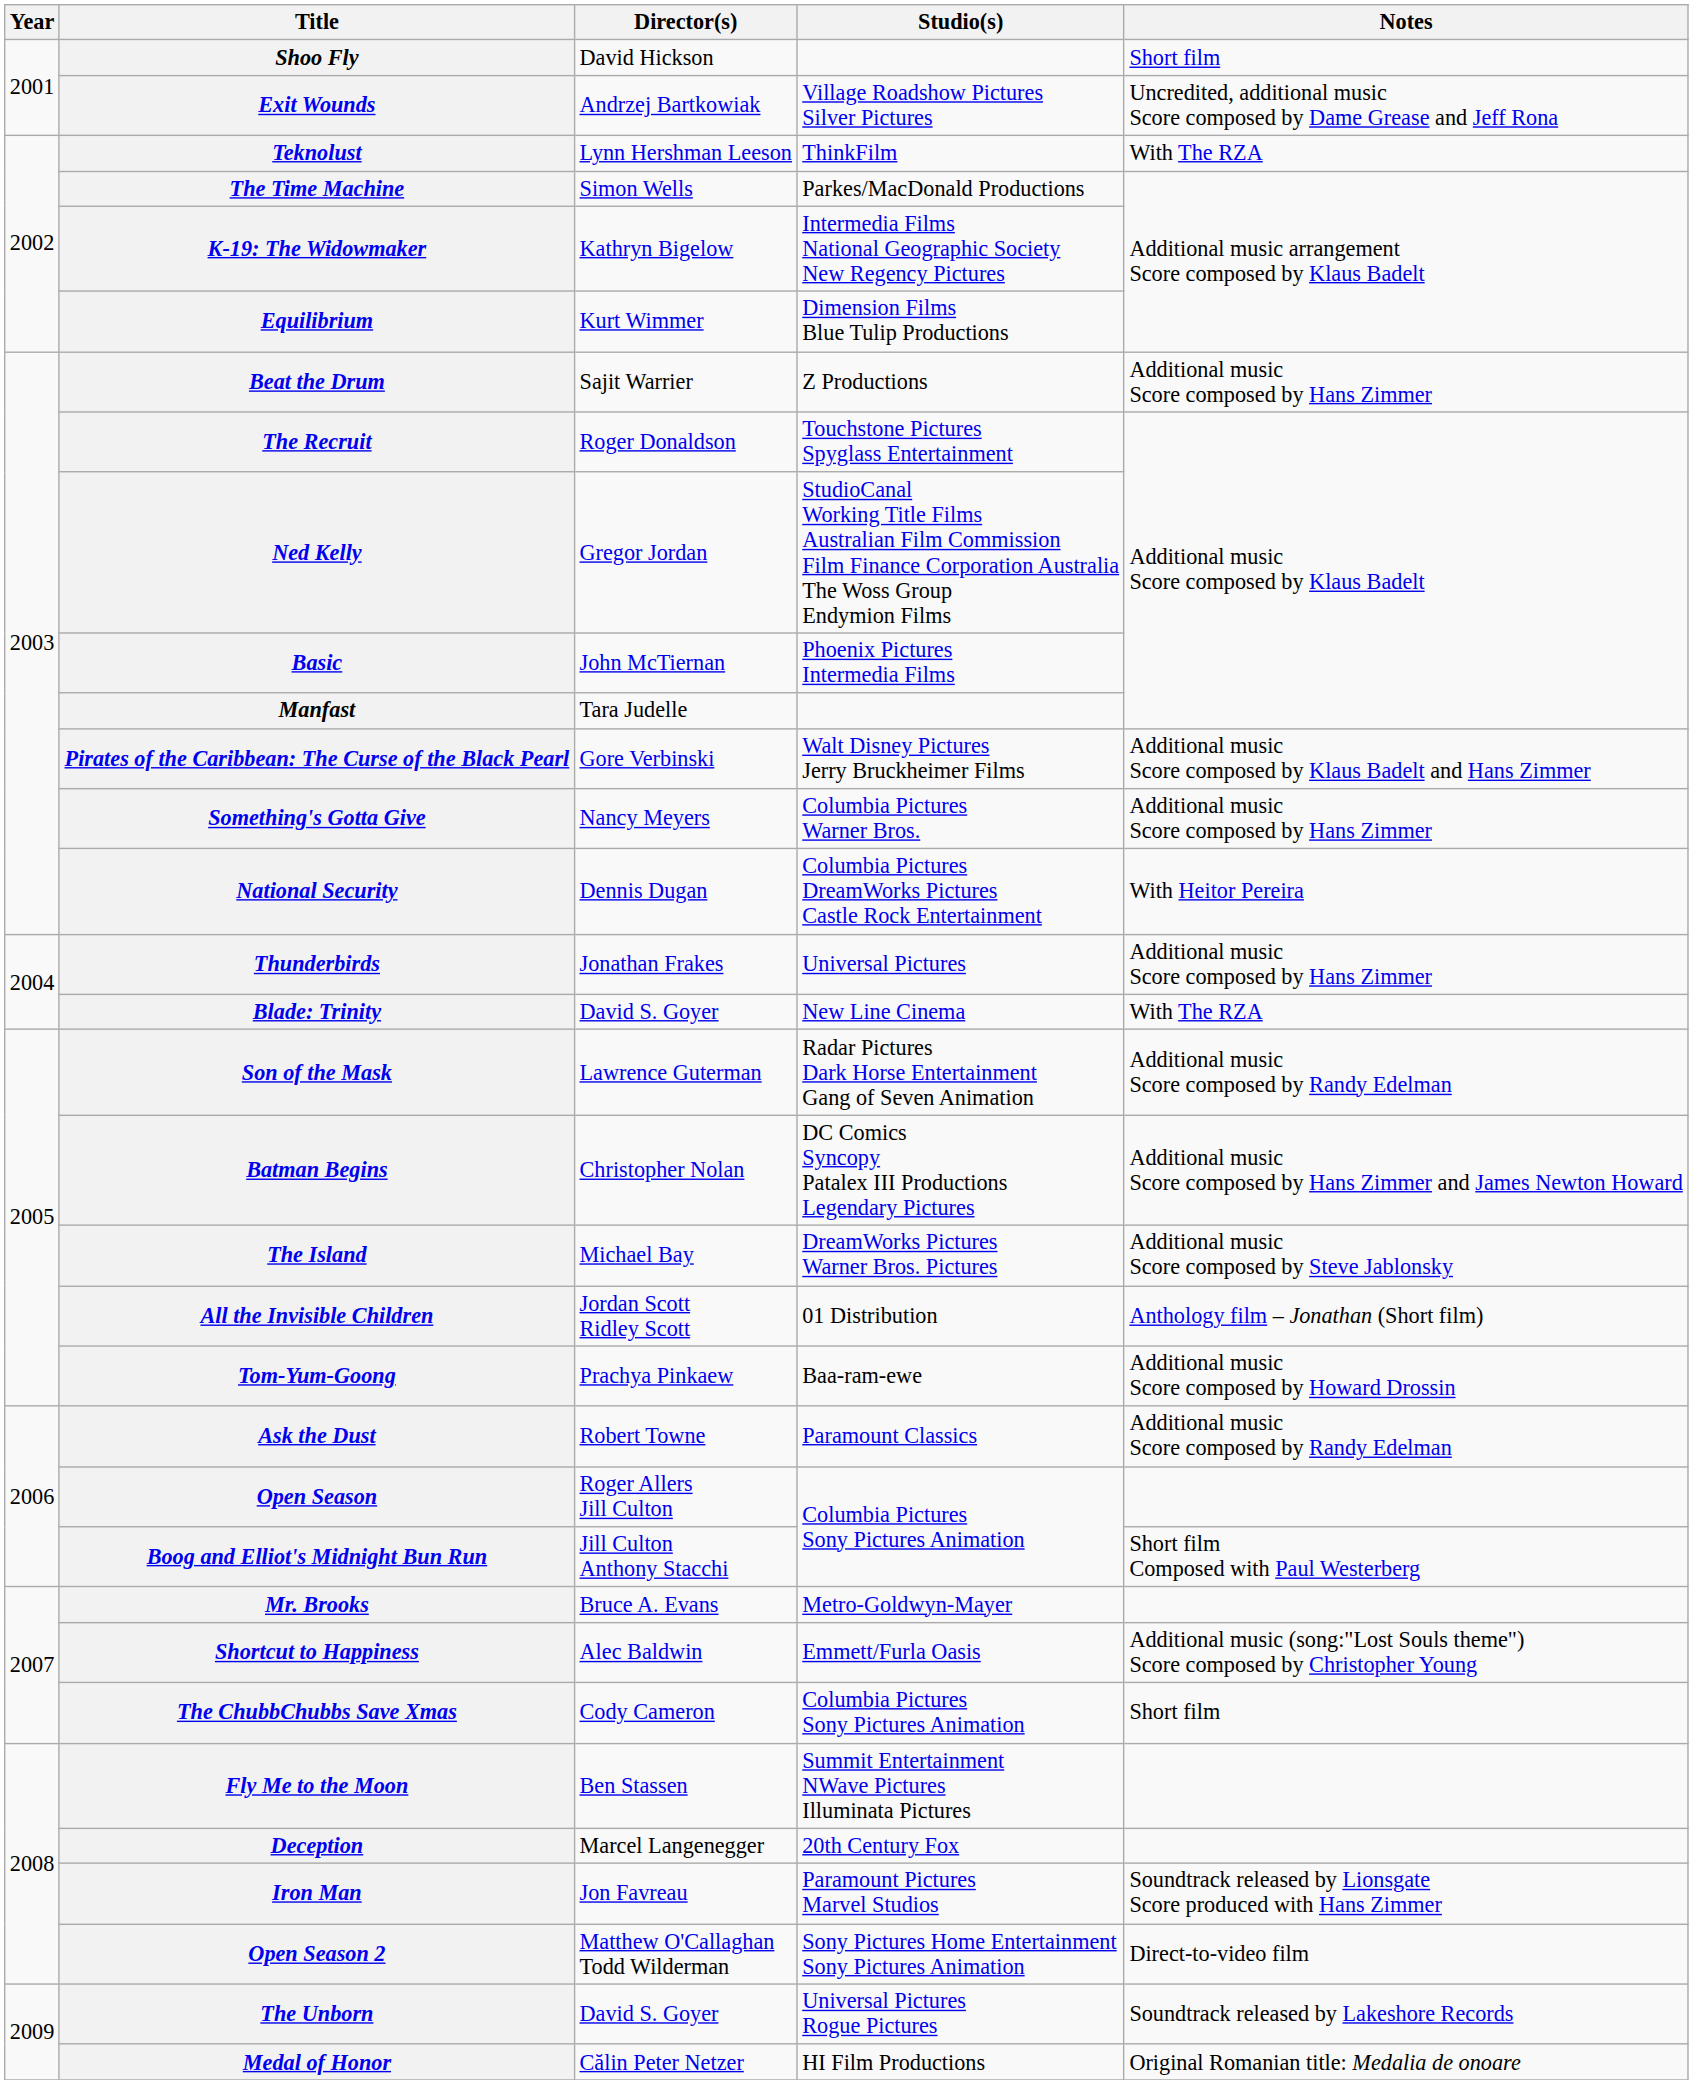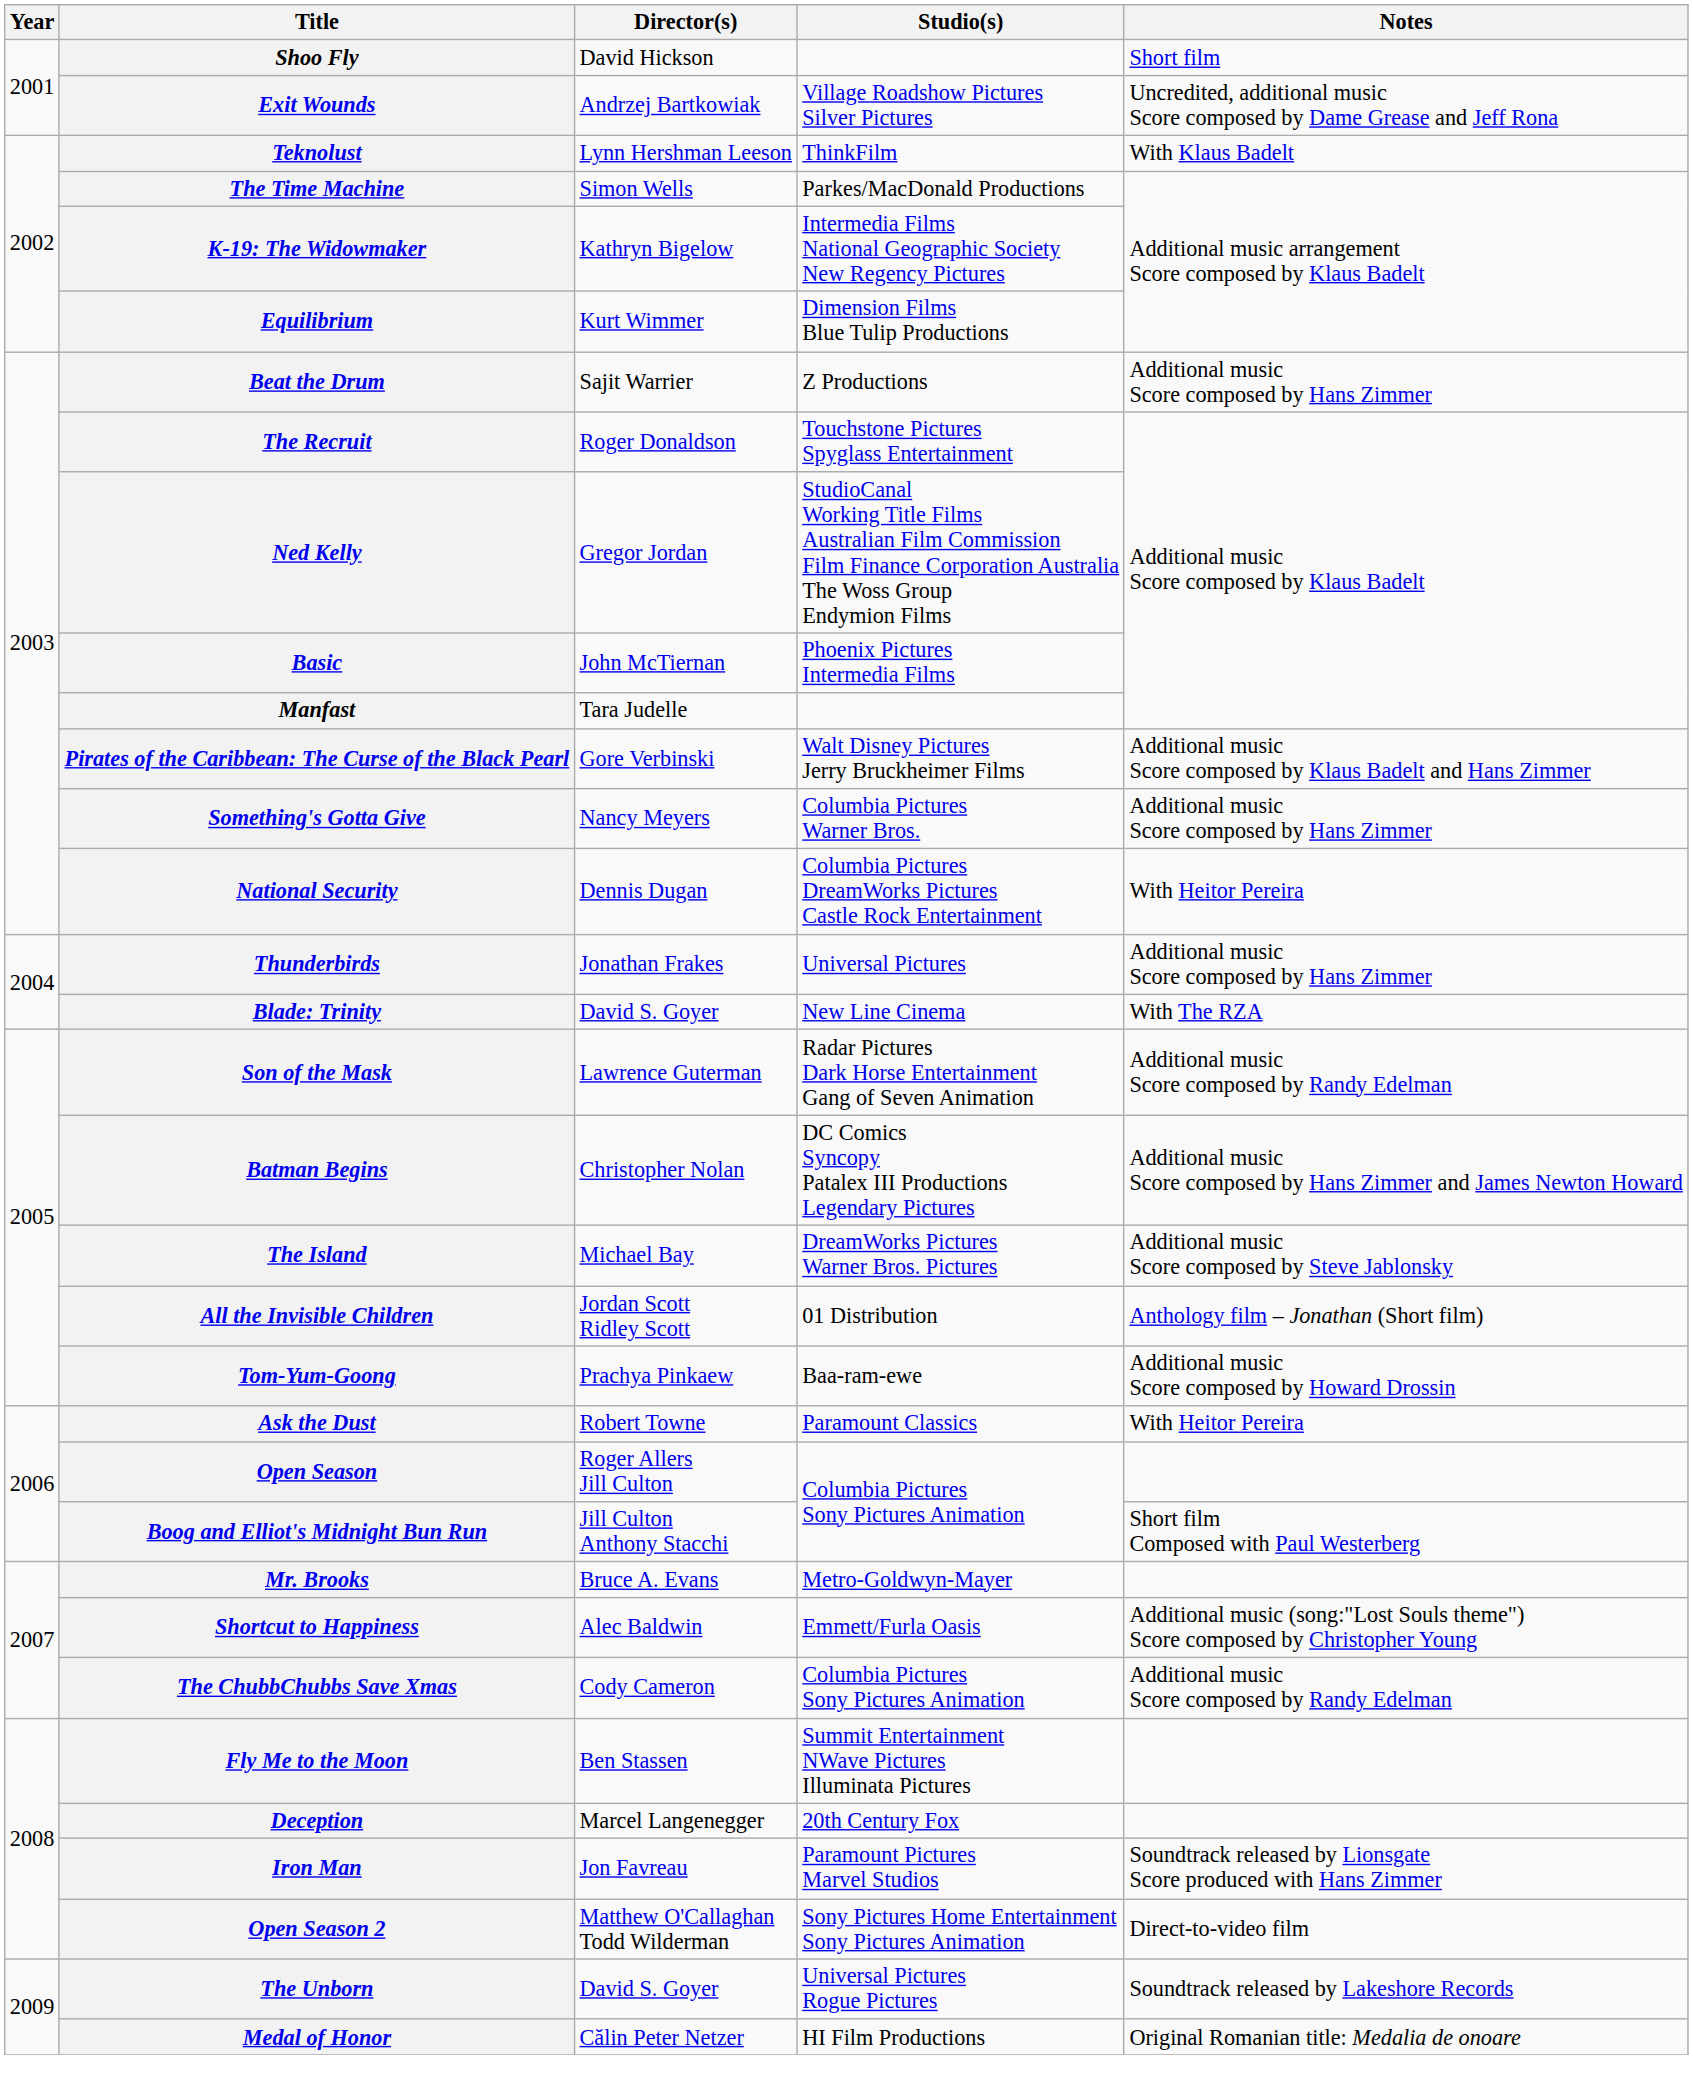(1196, 152) With The RZA -> (1212, 152) With Klaus Badelt
(1291, 1436) Additional music Score composed by Randy Edelman -> (1217, 1423) With Heitor Pereira
(1175, 1712) Short film -> (1291, 1687) Additional music Score composed by Randy Edelman
